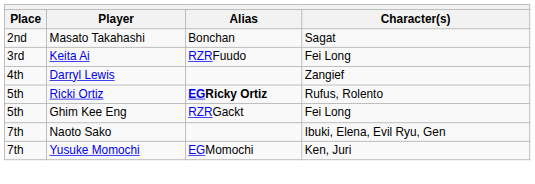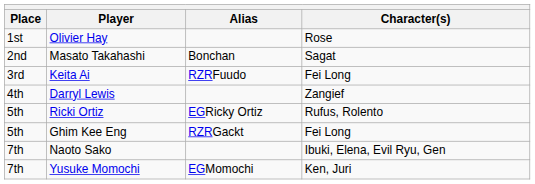+ row: (79, 38)
(228, 94) bold -> (225, 113) normal
